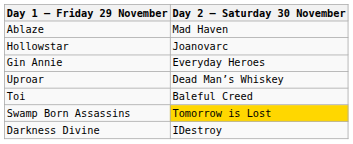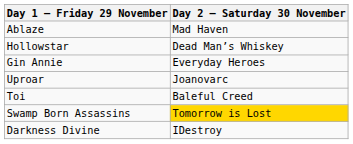(200, 46) Joanovarc -> (228, 46) Dead Man’s Whiskey
(228, 80) Dead Man’s Whiskey -> (200, 80) Joanovarc
